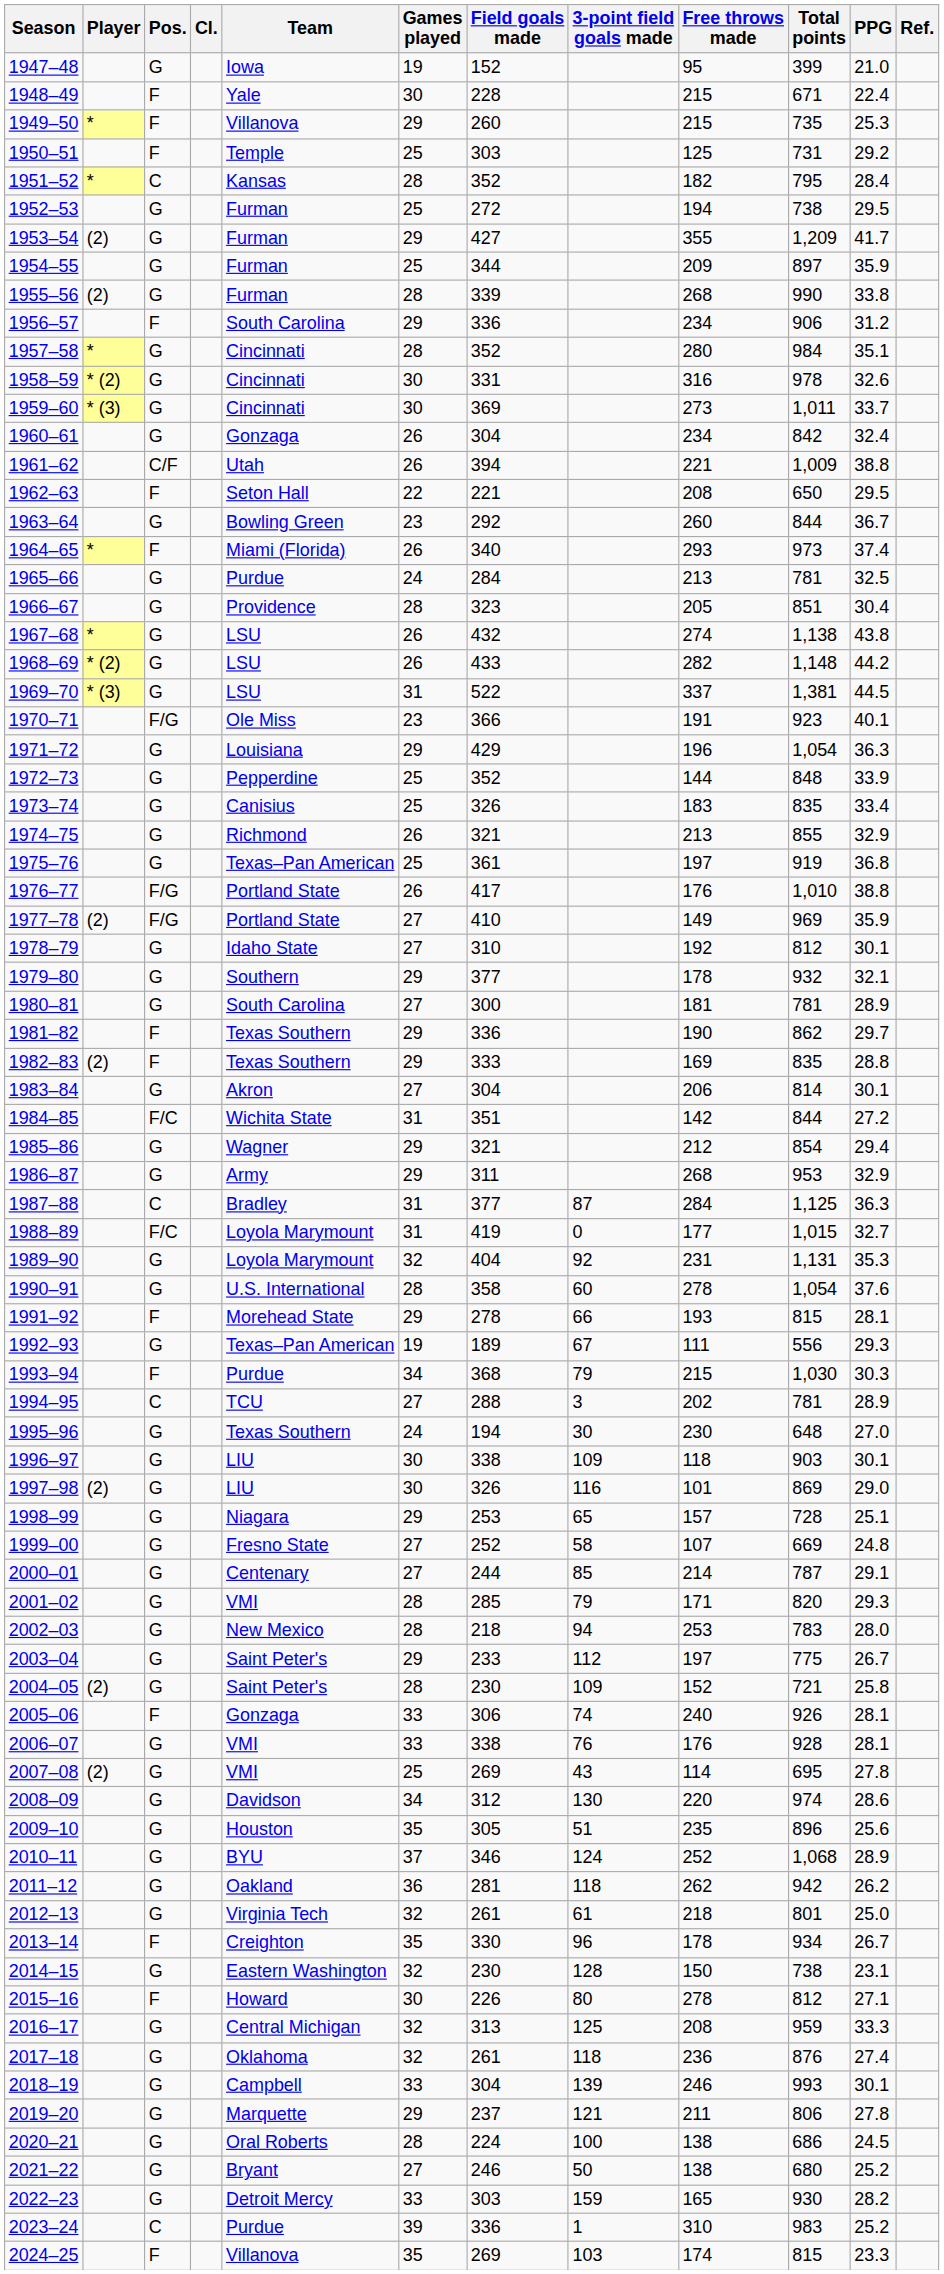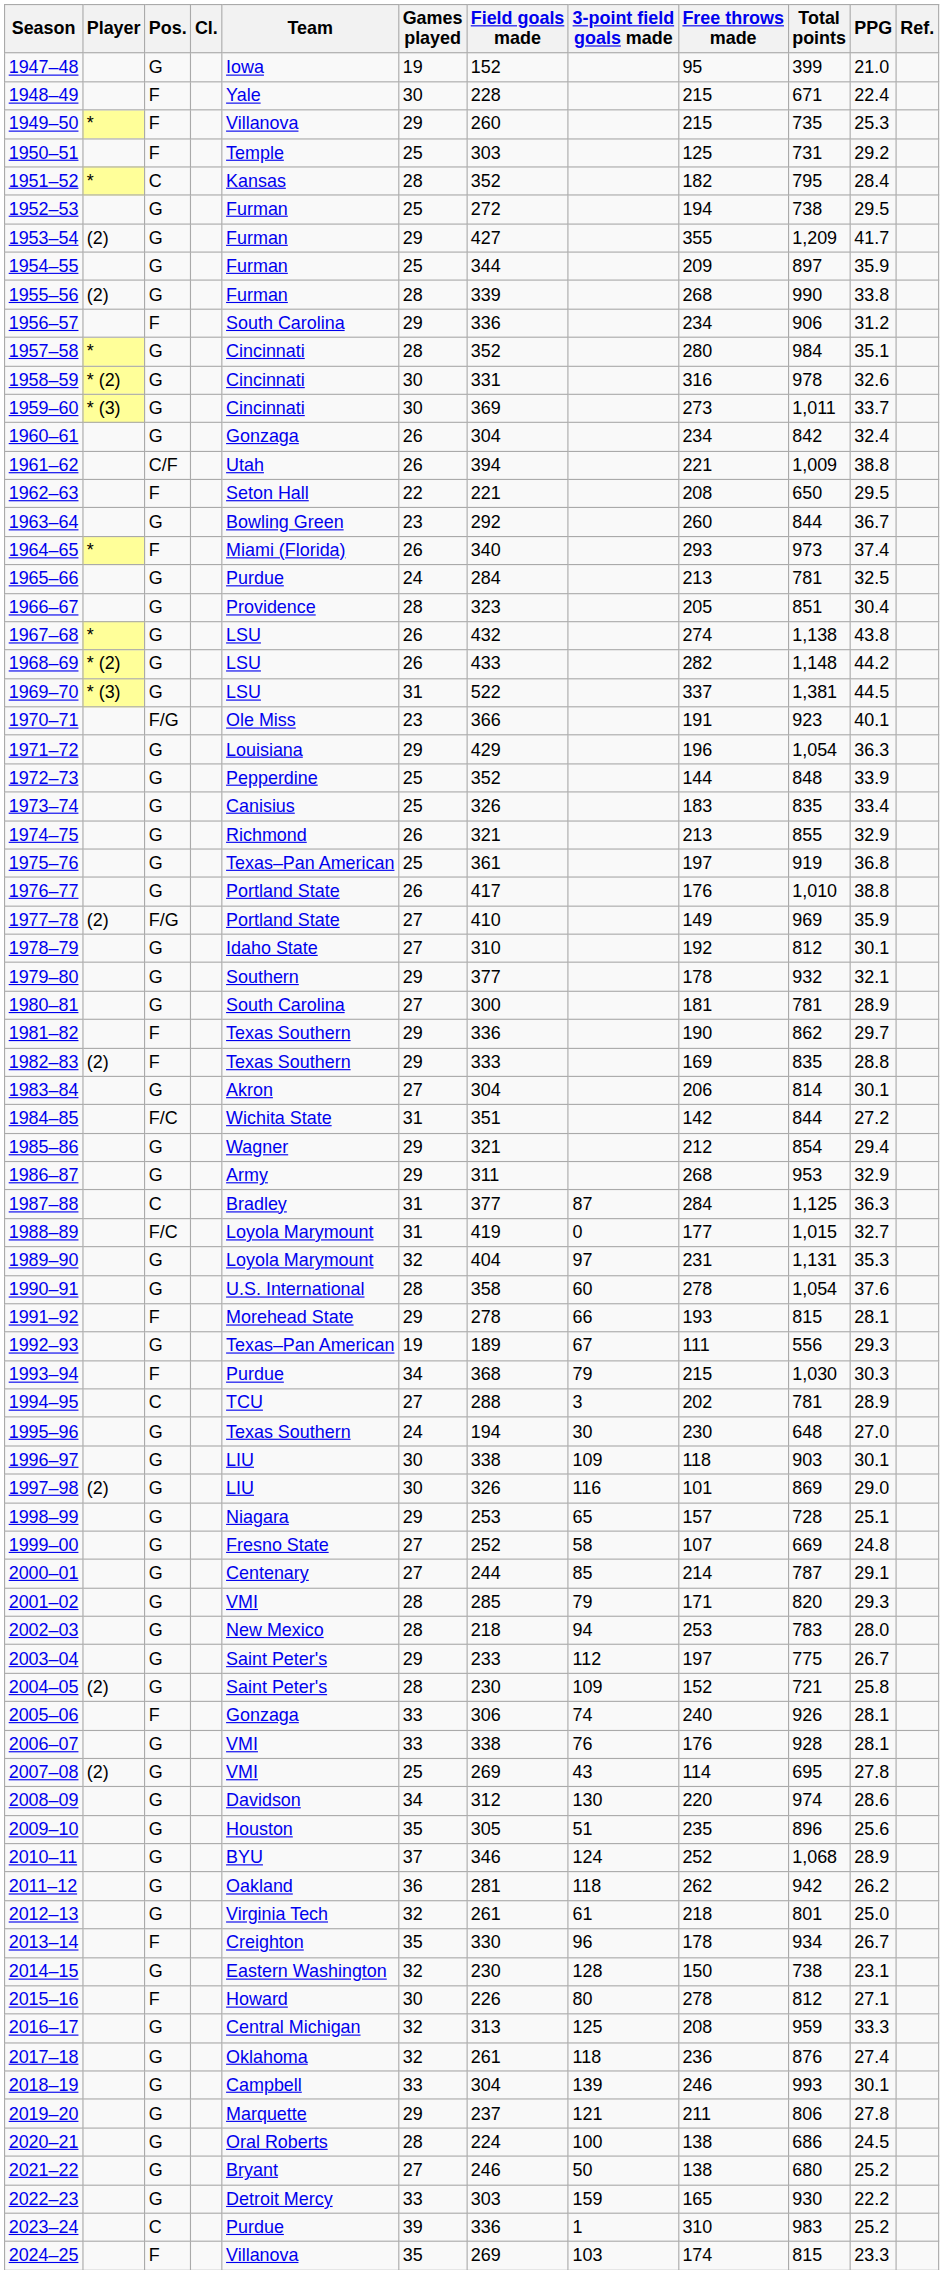(164, 891) F/G -> (156, 891) G
(583, 1260) 92 -> (583, 1260) 97
(872, 2198) 28.2 -> (872, 2198) 22.2
